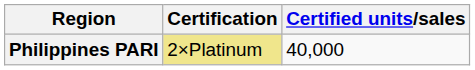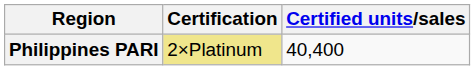(315, 49) 40,000 -> (315, 49) 40,400
